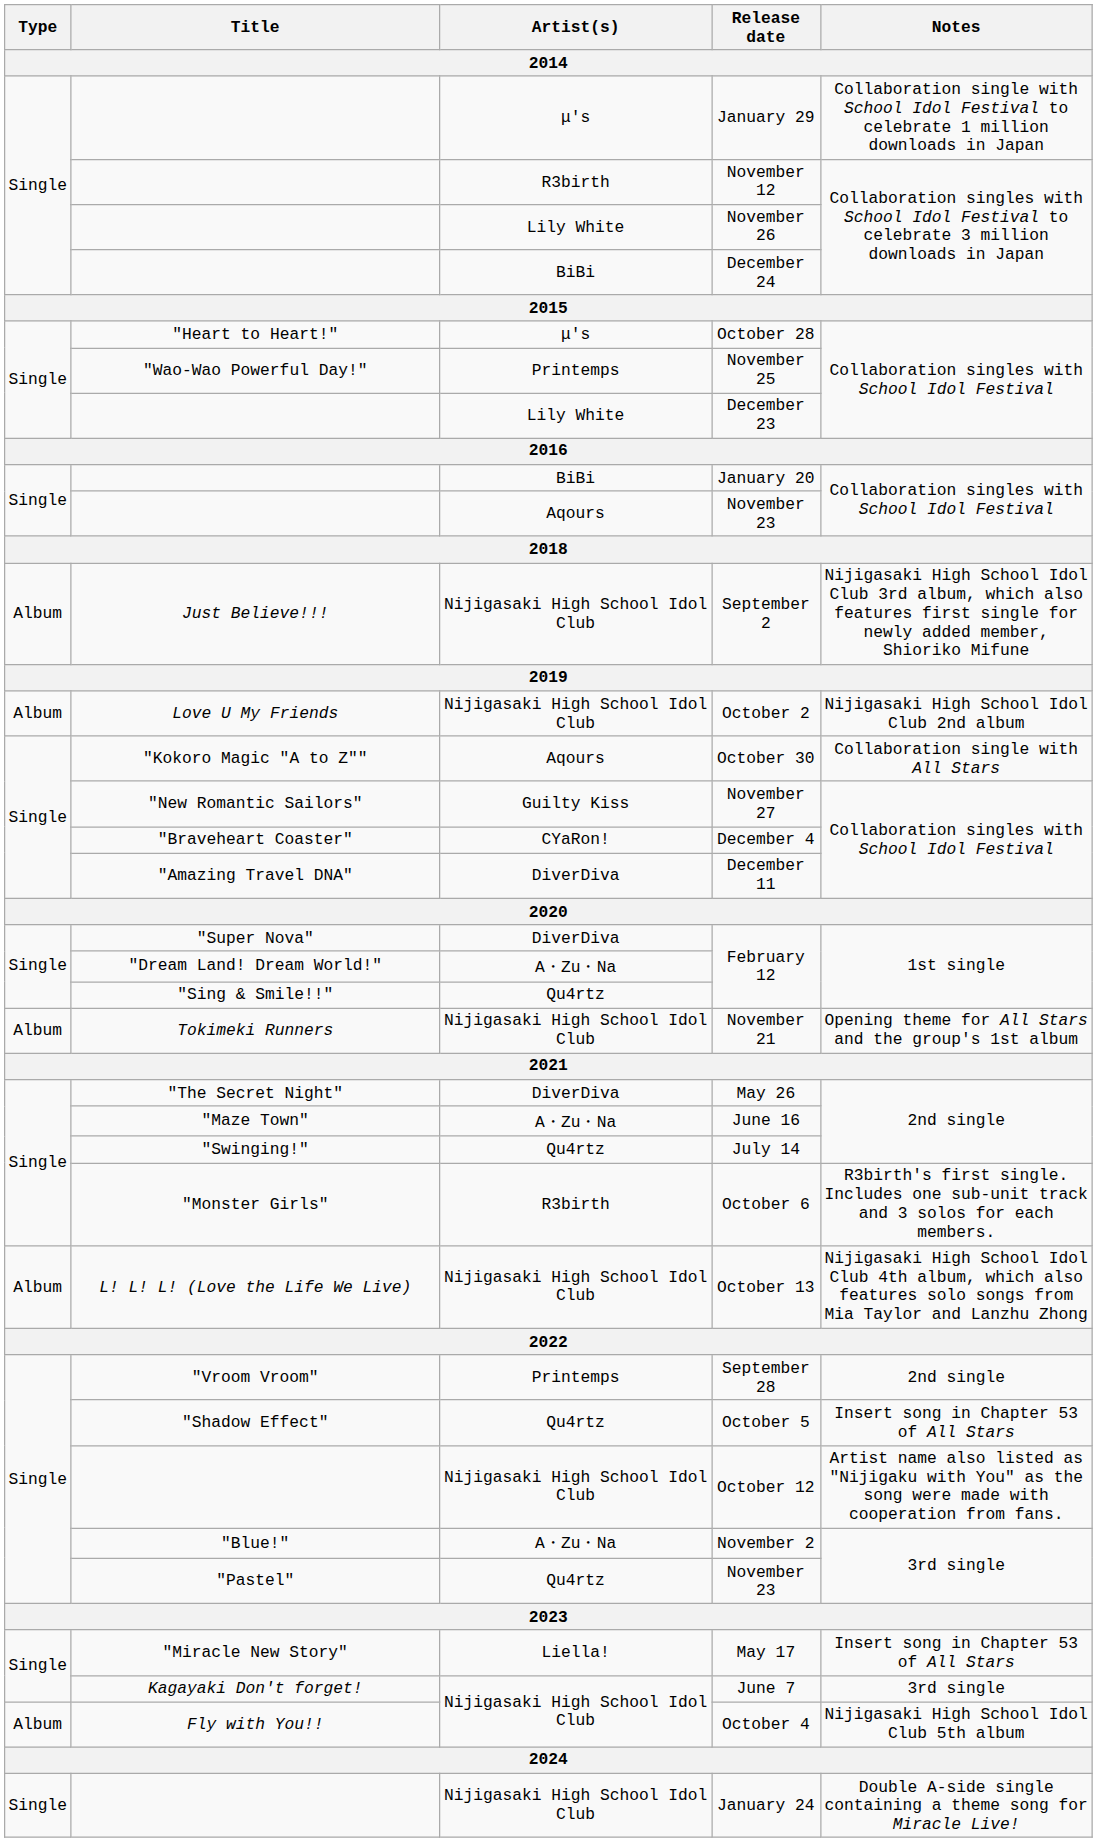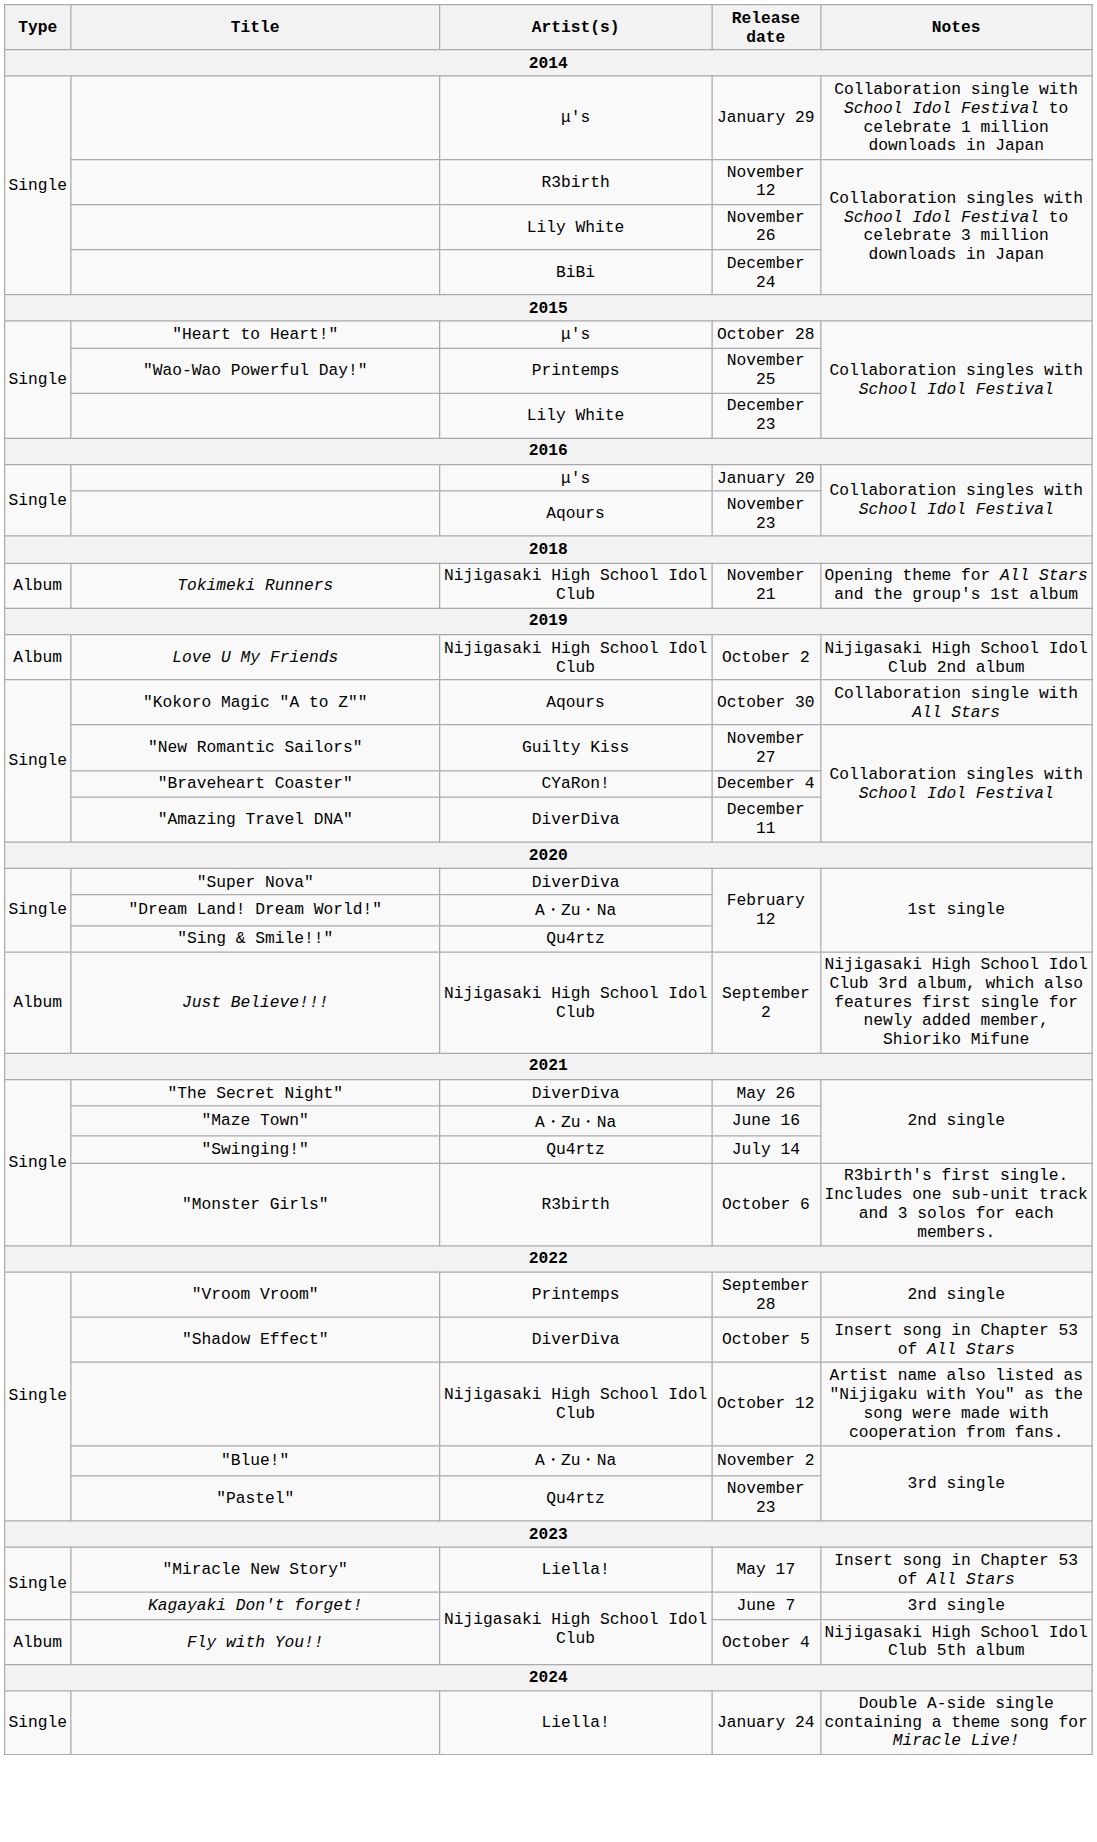(576, 478) BiBi -> (576, 478) μ's
rows swapped: (255, 1031) <-> (255, 614)
- row: (255, 1287)
(576, 1423) Qu4rtz -> (576, 1340) DiverDiva
(576, 1805) Nijigasaki High School Idol Club -> (576, 1723) Liella!
